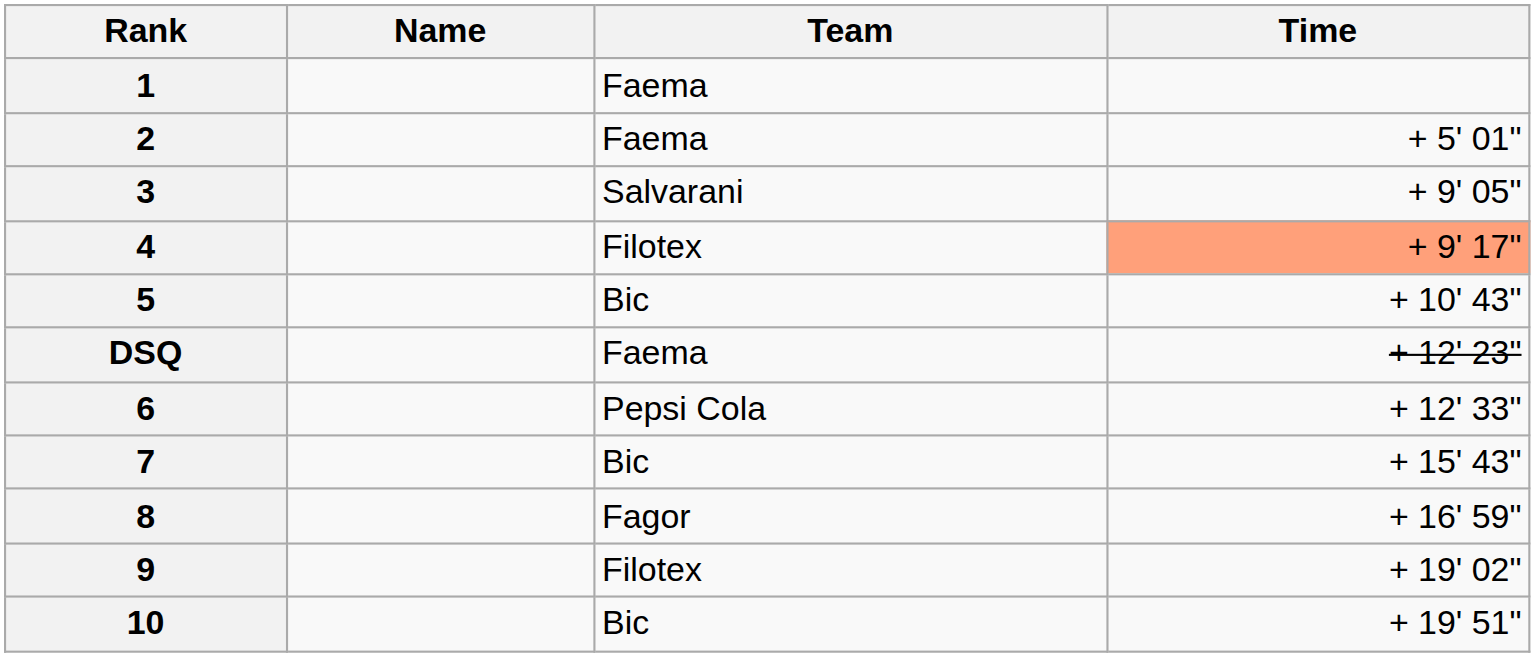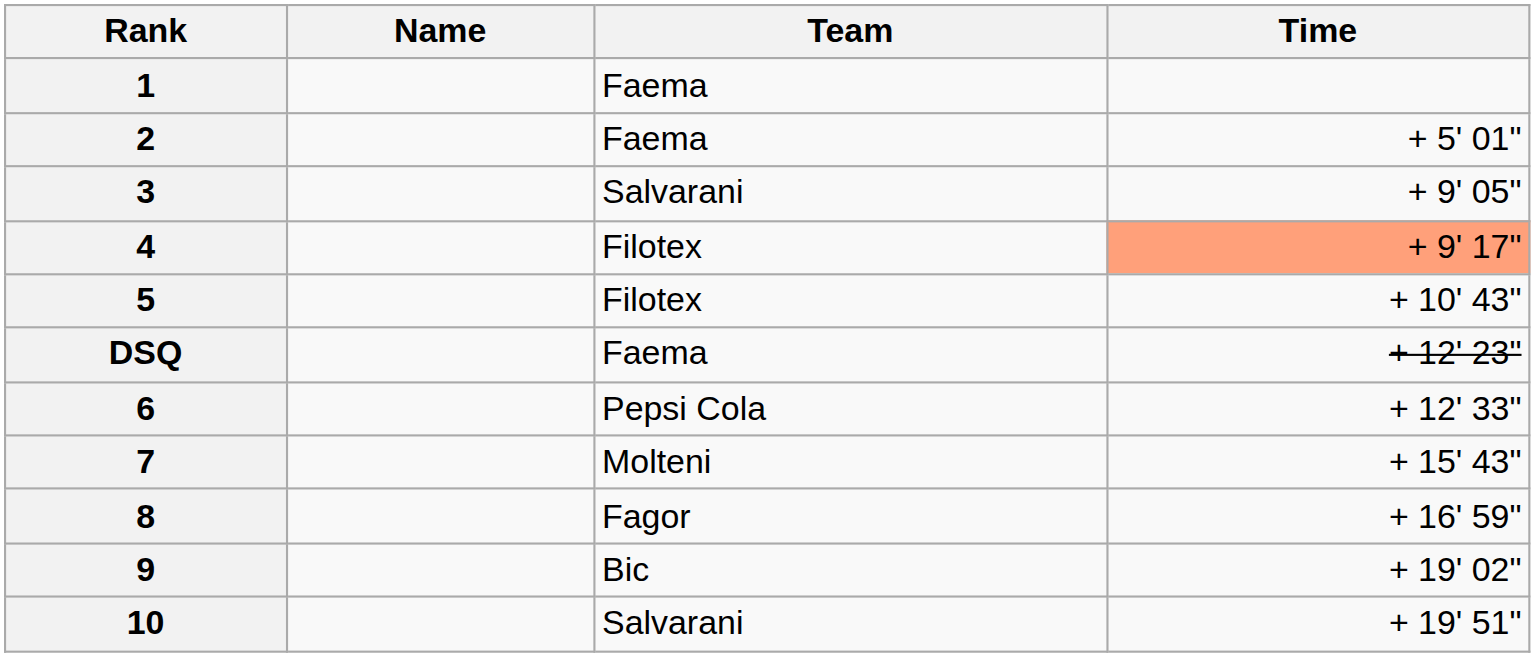(626, 300) Bic -> (652, 300) Filotex
(626, 461) Bic -> (657, 461) Molteni
(652, 569) Filotex -> (626, 569) Bic
(626, 623) Bic -> (673, 623) Salvarani
